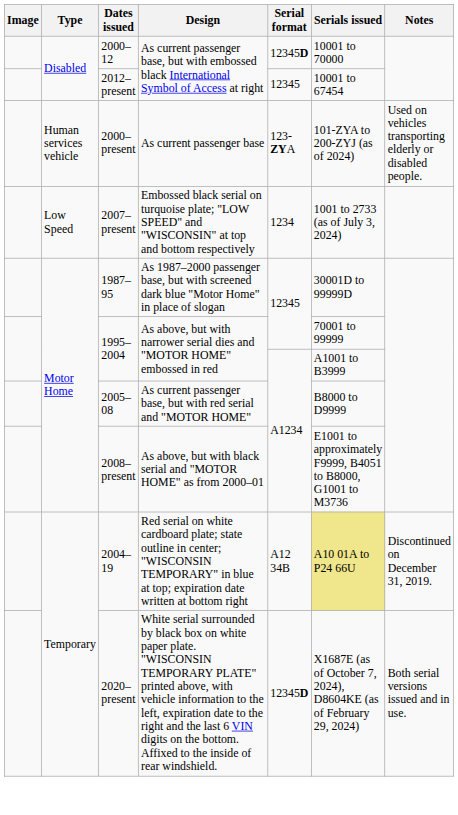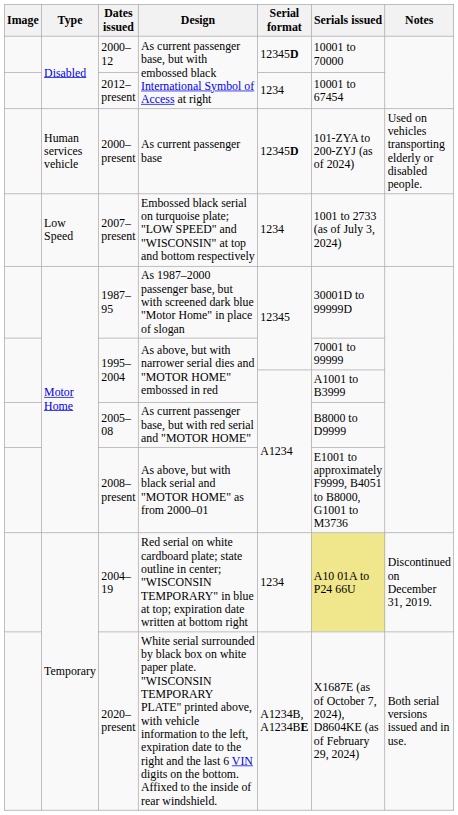(285, 84) 12345 -> (272, 90) 1234
(283, 143) 123-ZYA -> (279, 151) 12345D
(280, 561) A12 34B -> (272, 582) 1234
(289, 693) 12345D -> (284, 721) A1234B, A1234BE
